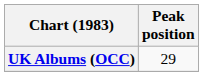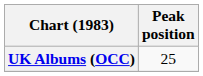(168, 58) 29 -> (168, 58) 25
